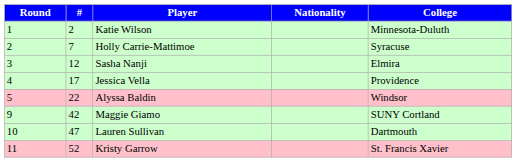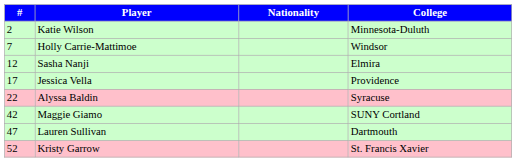- column: (35, 13)
(390, 47) Syracuse -> (369, 47) Windsor
(389, 98) Windsor -> (370, 98) Syracuse
